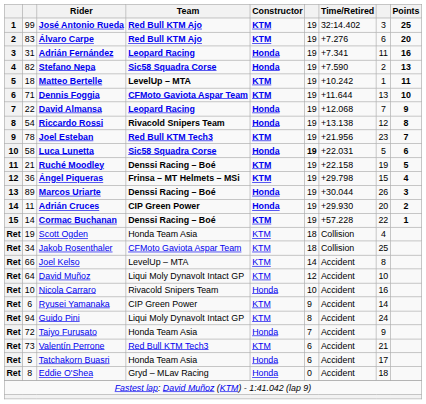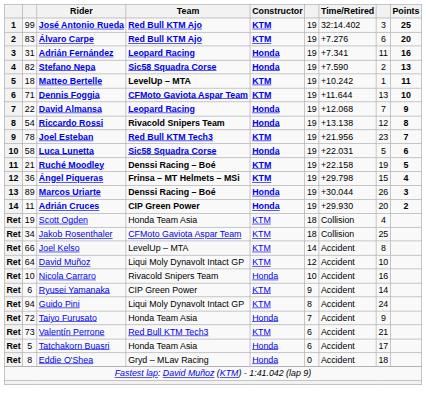(312, 150) bold -> (312, 150) normal
- row: (78, 220)
